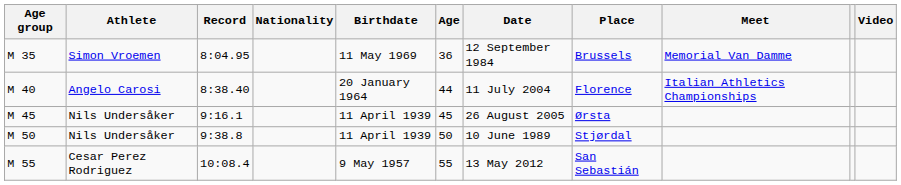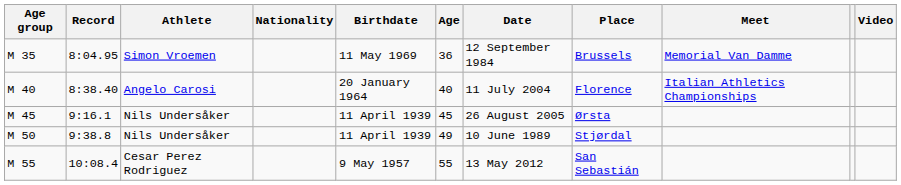columns swapped: (225, 21) <-> (131, 21)
(446, 89) 44 -> (446, 89) 40
(446, 136) 50 -> (446, 136) 49
